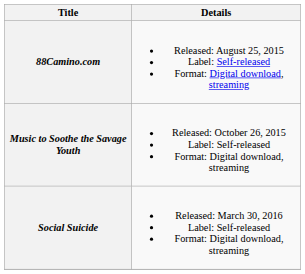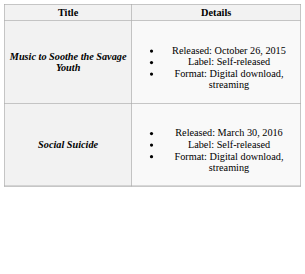- row: (68, 62)
